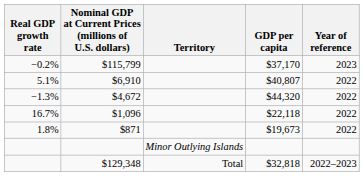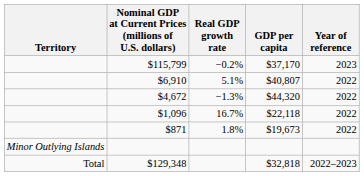columns swapped: (194, 47) <-> (33, 36)
